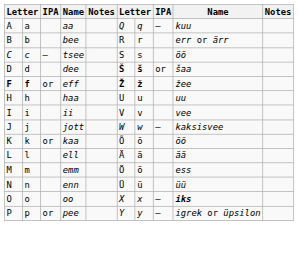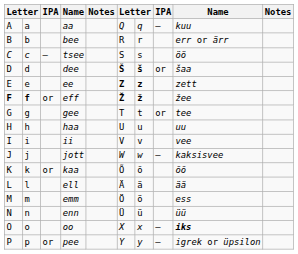+ row: (68, 84)
+ row: (71, 112)
